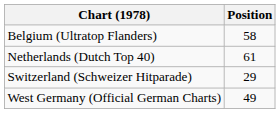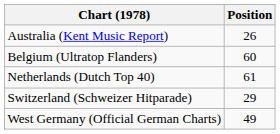+ row: (88, 35)
(250, 35) 58 -> (250, 56) 60
